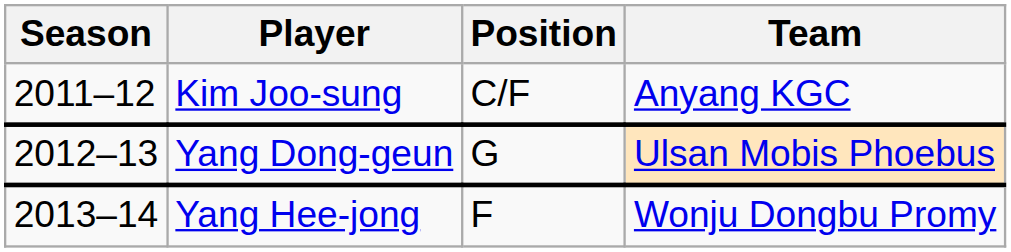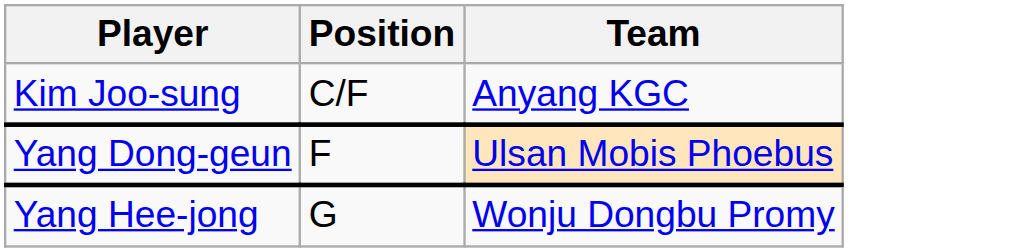- column: (86, 33)
(485, 153) G -> (320, 153) F
(482, 215) F -> (323, 215) G
